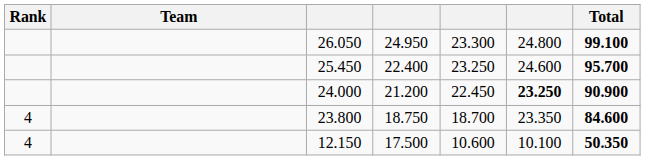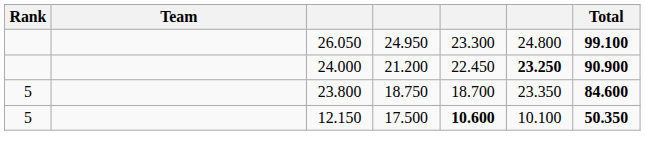- row: (340, 67)
(28, 117) 4 -> (28, 92) 5
(28, 142) 4 -> (28, 117) 5
(473, 142) normal -> (473, 117) bold
